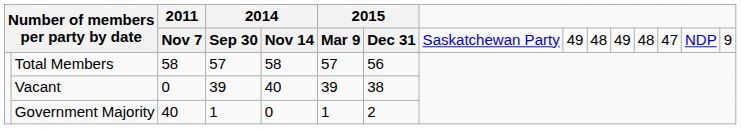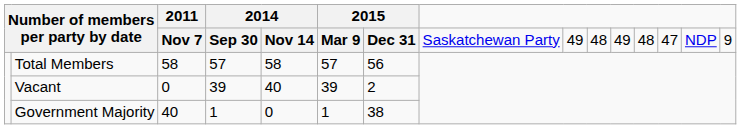(376, 87) 38 -> (371, 87) 2
(371, 111) 2 -> (376, 111) 38
